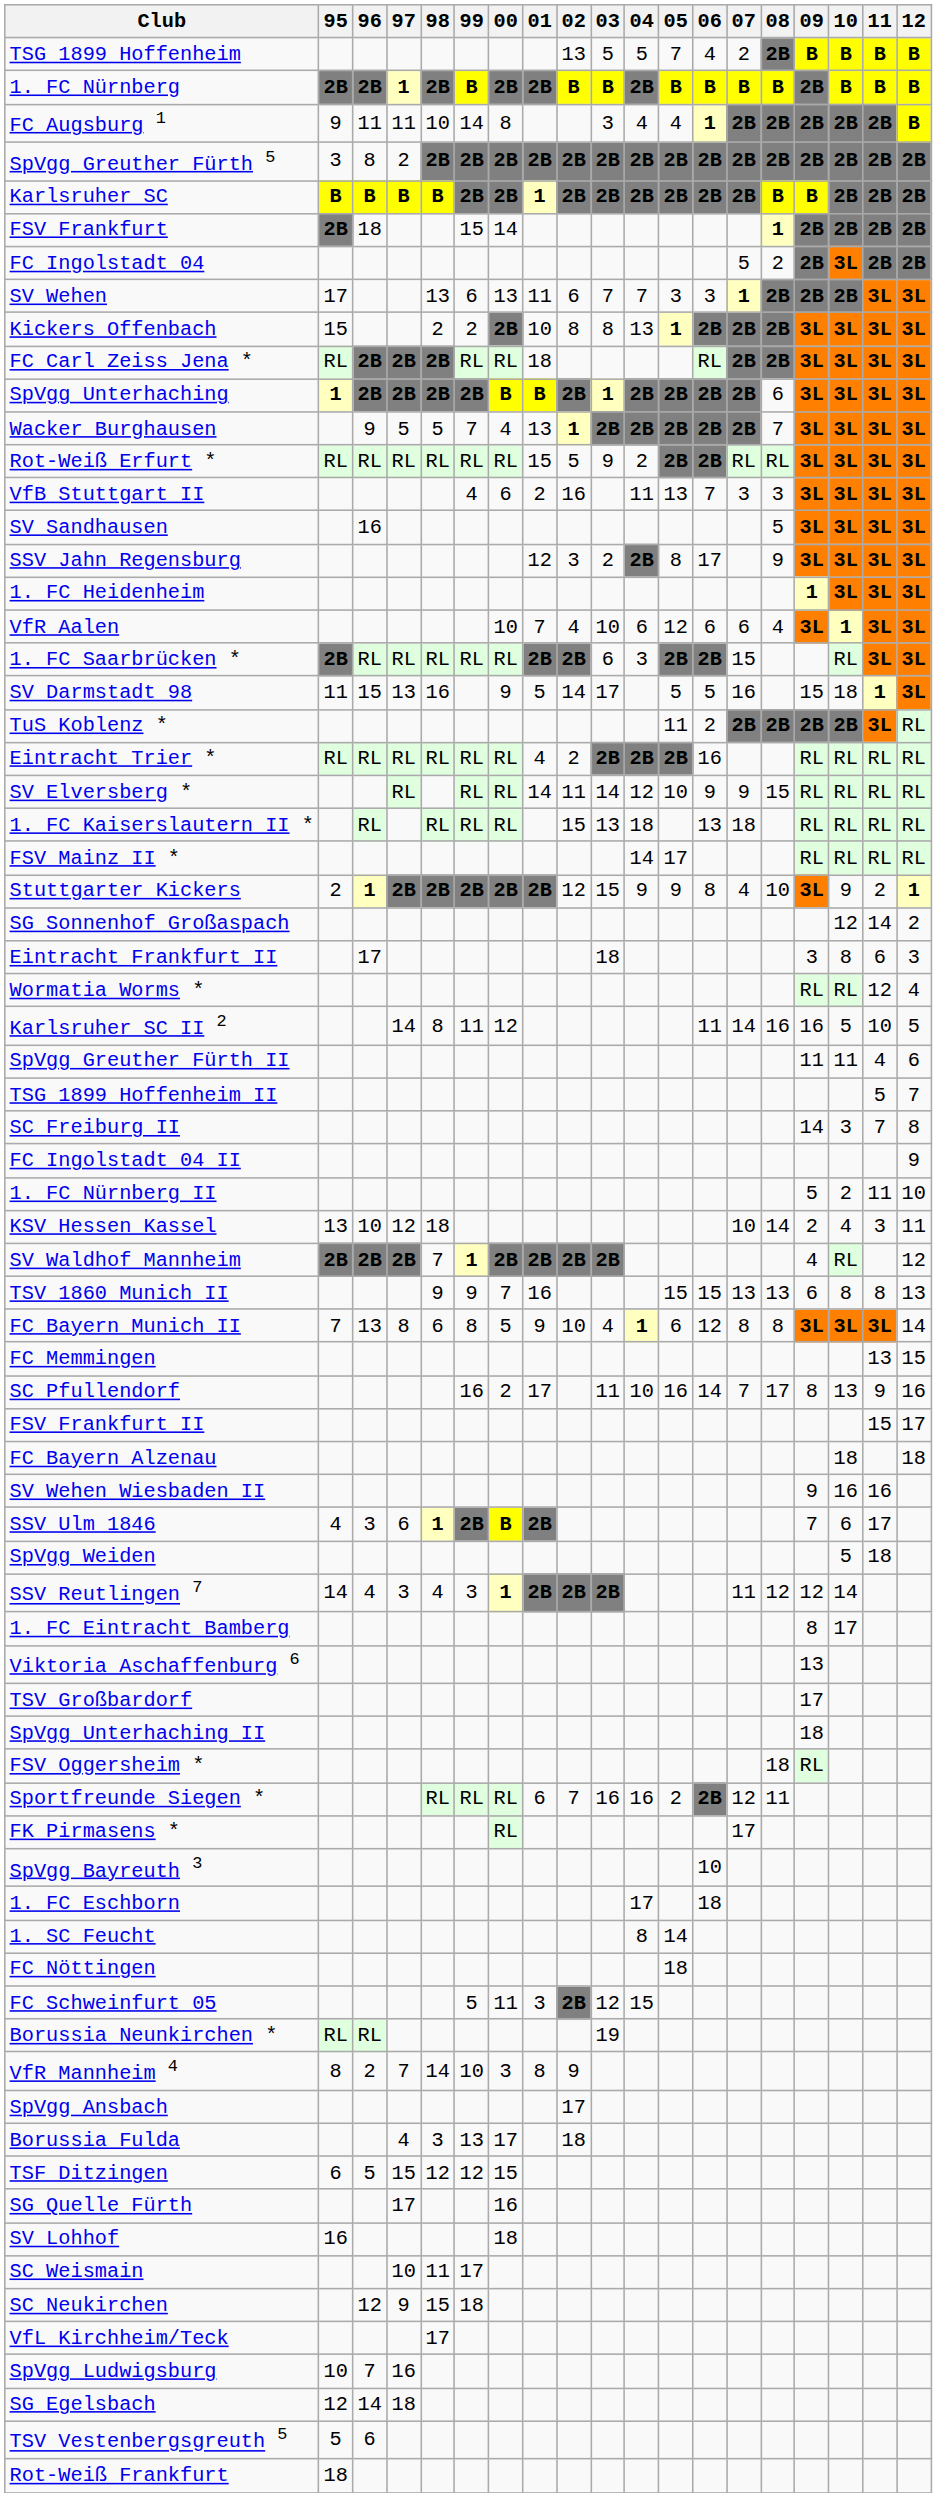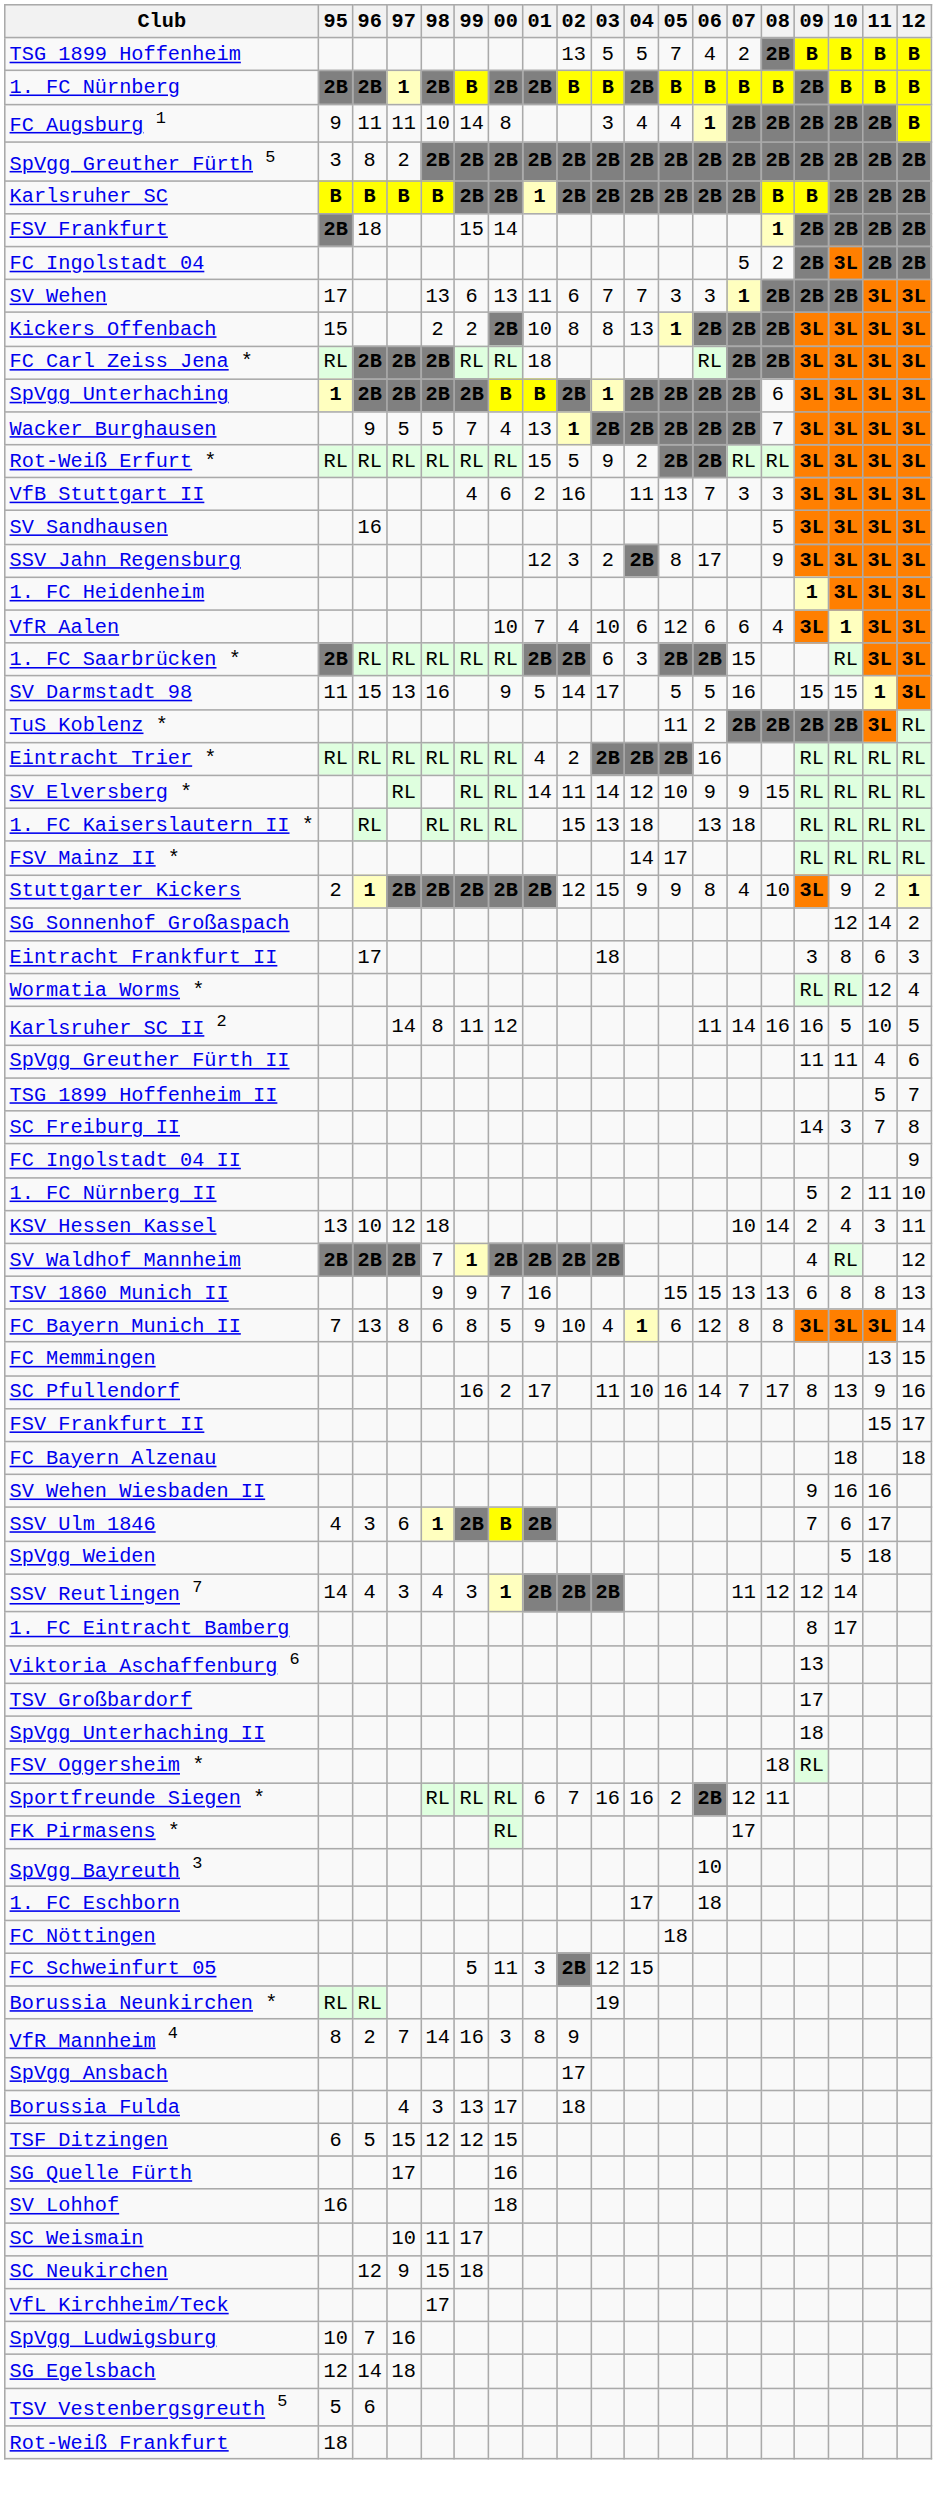(846, 693) 18 -> (846, 693) 15
- row: (83, 1936)
(472, 2071) 10 -> (472, 2038) 16
